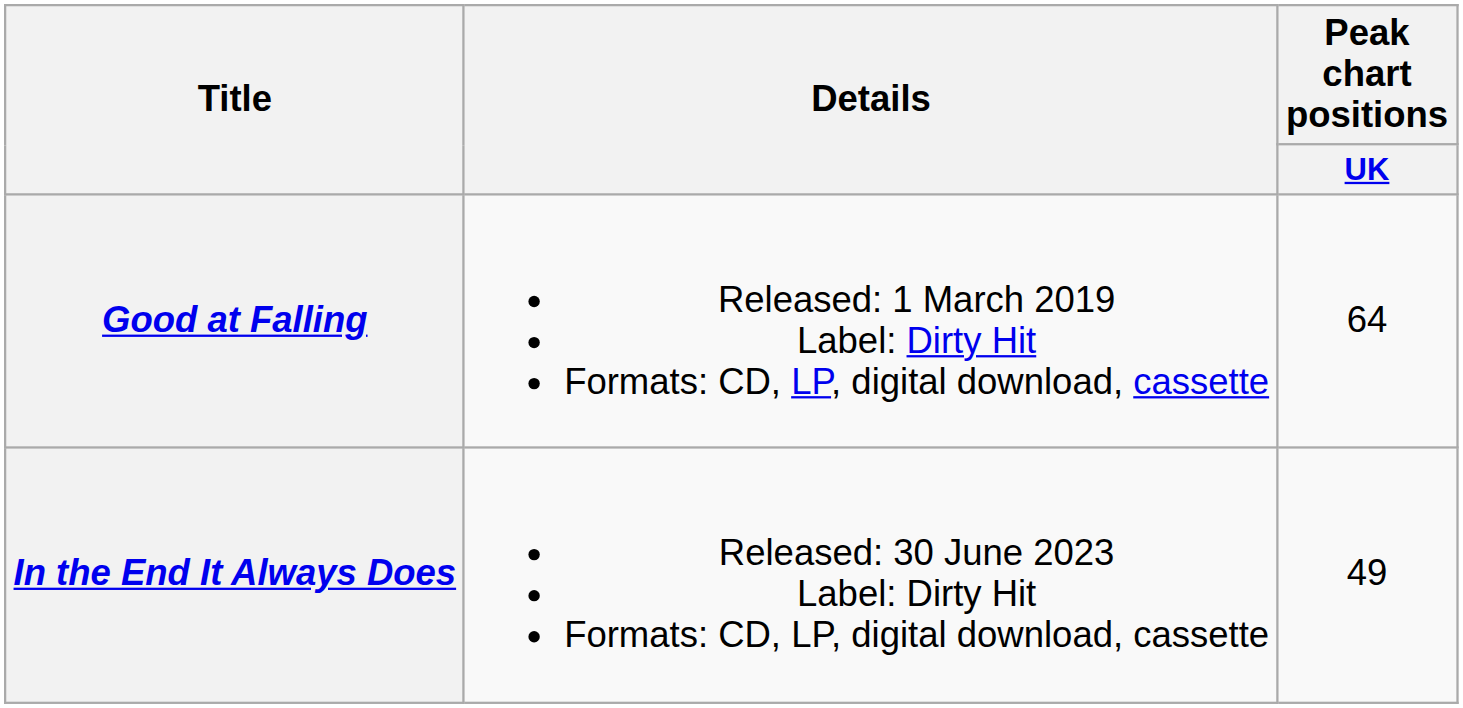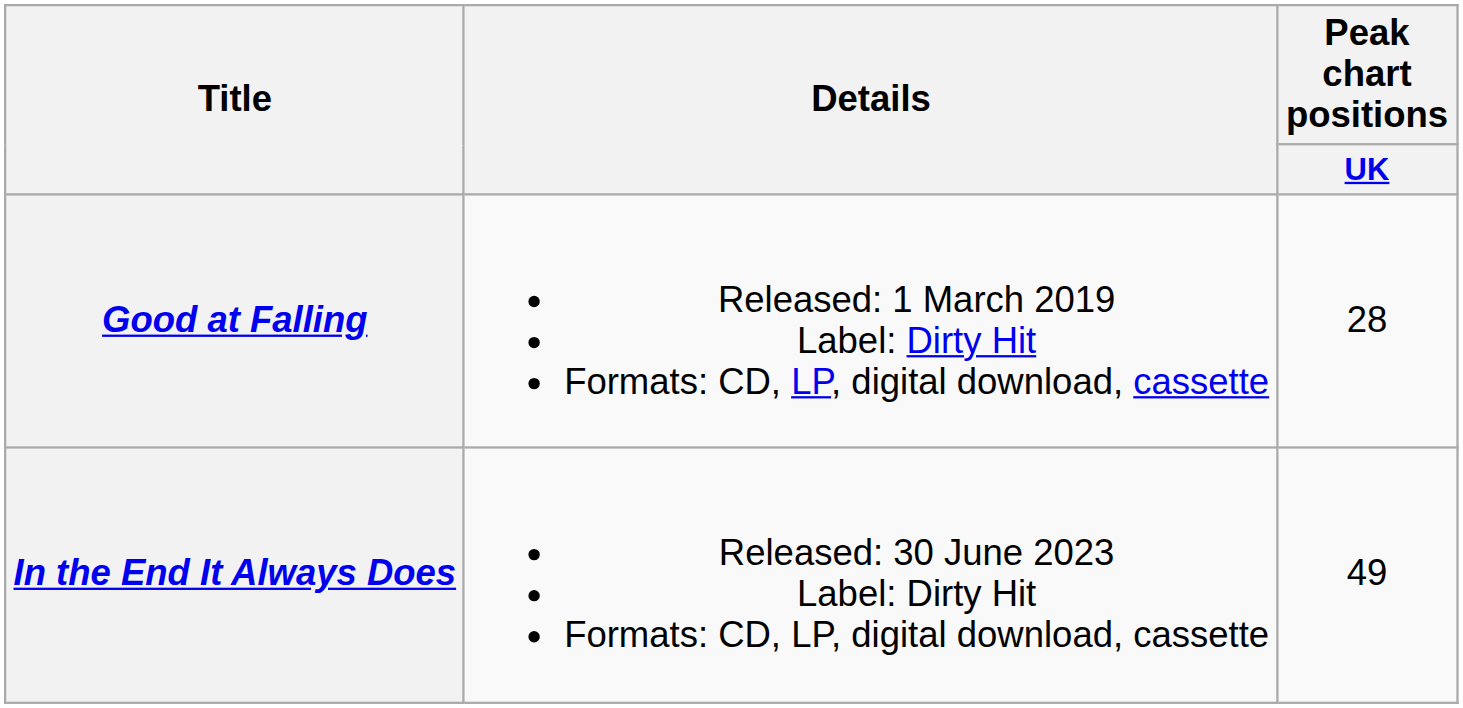(1367, 320) 64 -> (1367, 320) 28
